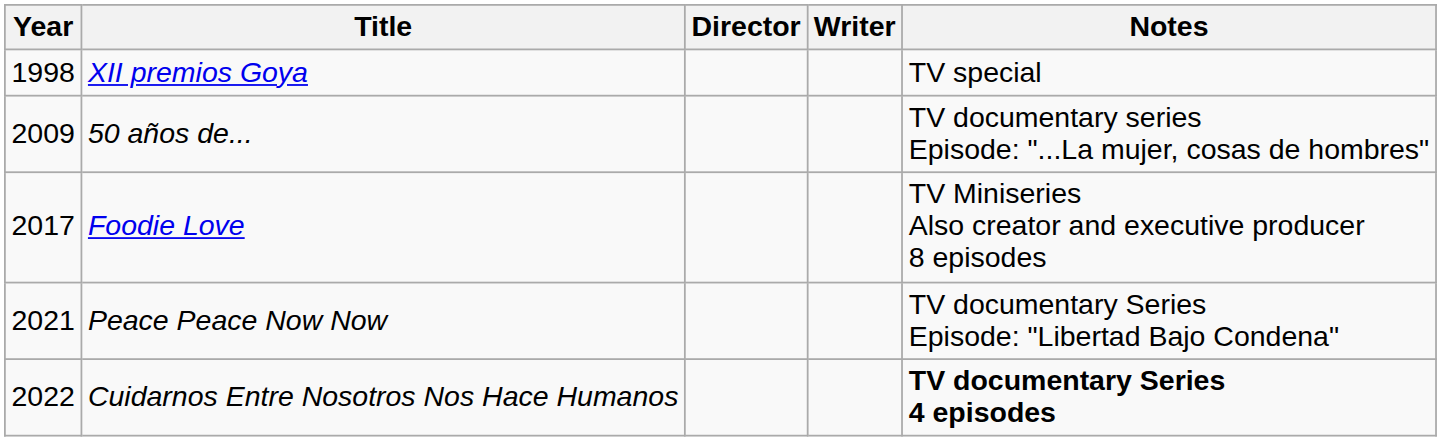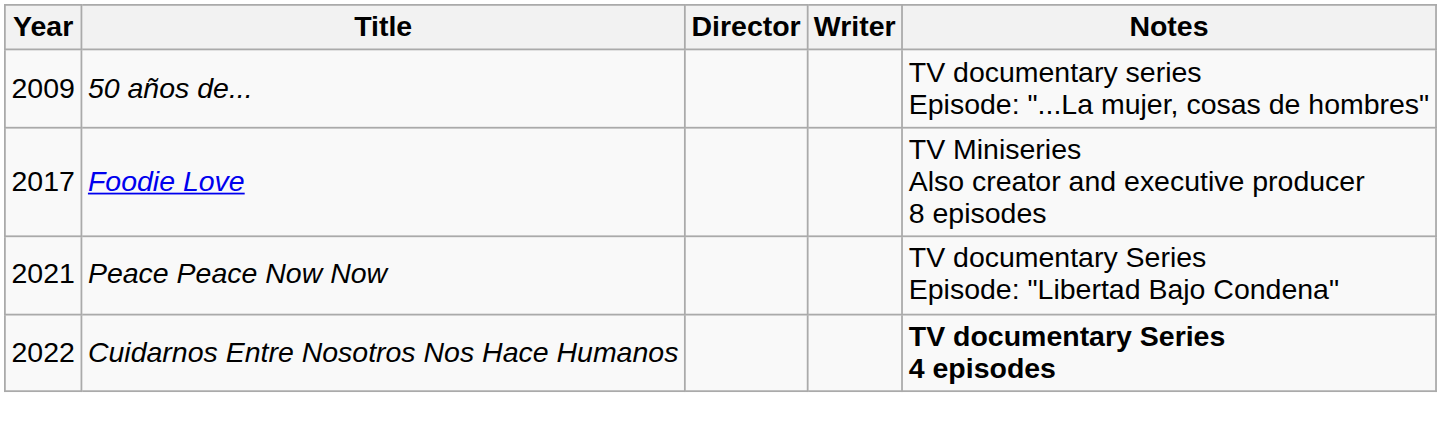- row: (198, 72)
